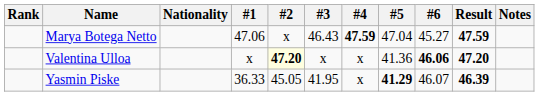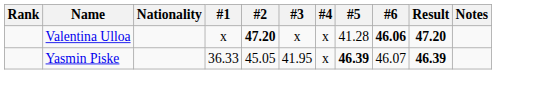- row: (101, 36)
(286, 58) lightyellow background -> (260, 36) no background
(397, 58) 41.36 -> (354, 36) 41.28
(397, 79) 41.29 -> (354, 58) 46.39
